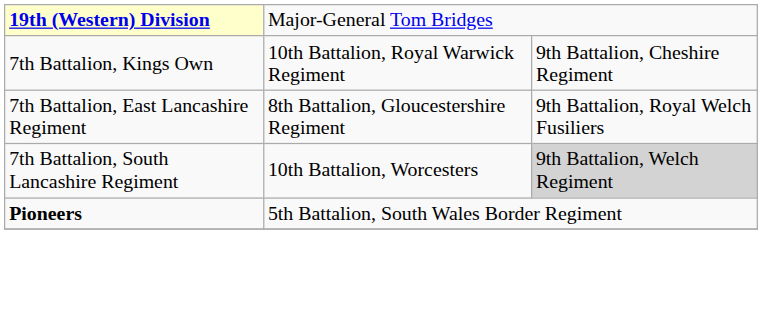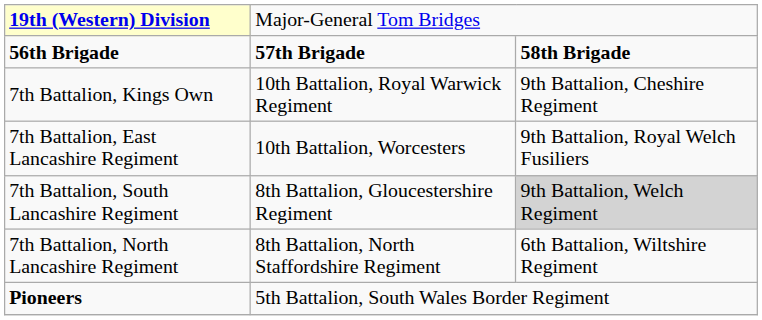+ row: (64, 51)
(387, 116) 8th Battalion, Gloucestershire Regiment -> (360, 148) 10th Battalion, Worcesters
(373, 170) 10th Battalion, Worcesters -> (374, 201) 8th Battalion, Gloucestershire Regiment
+ row: (94, 255)
